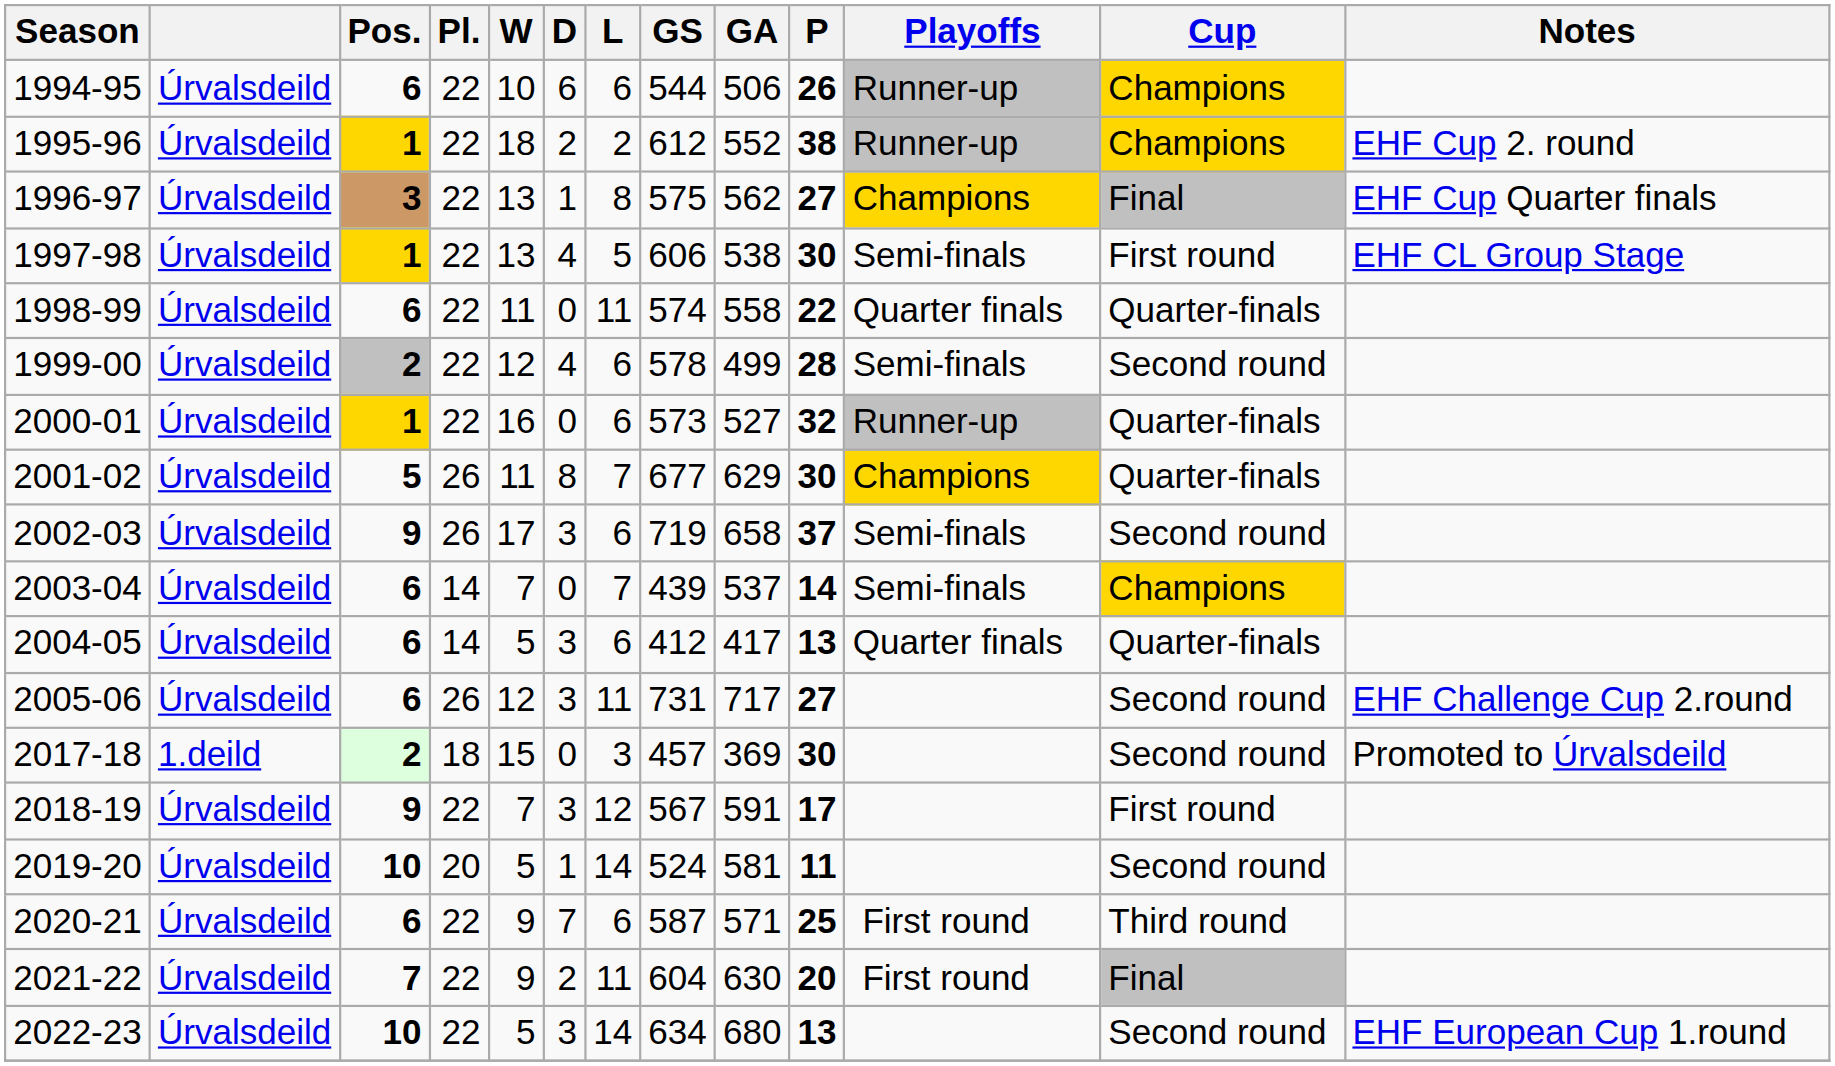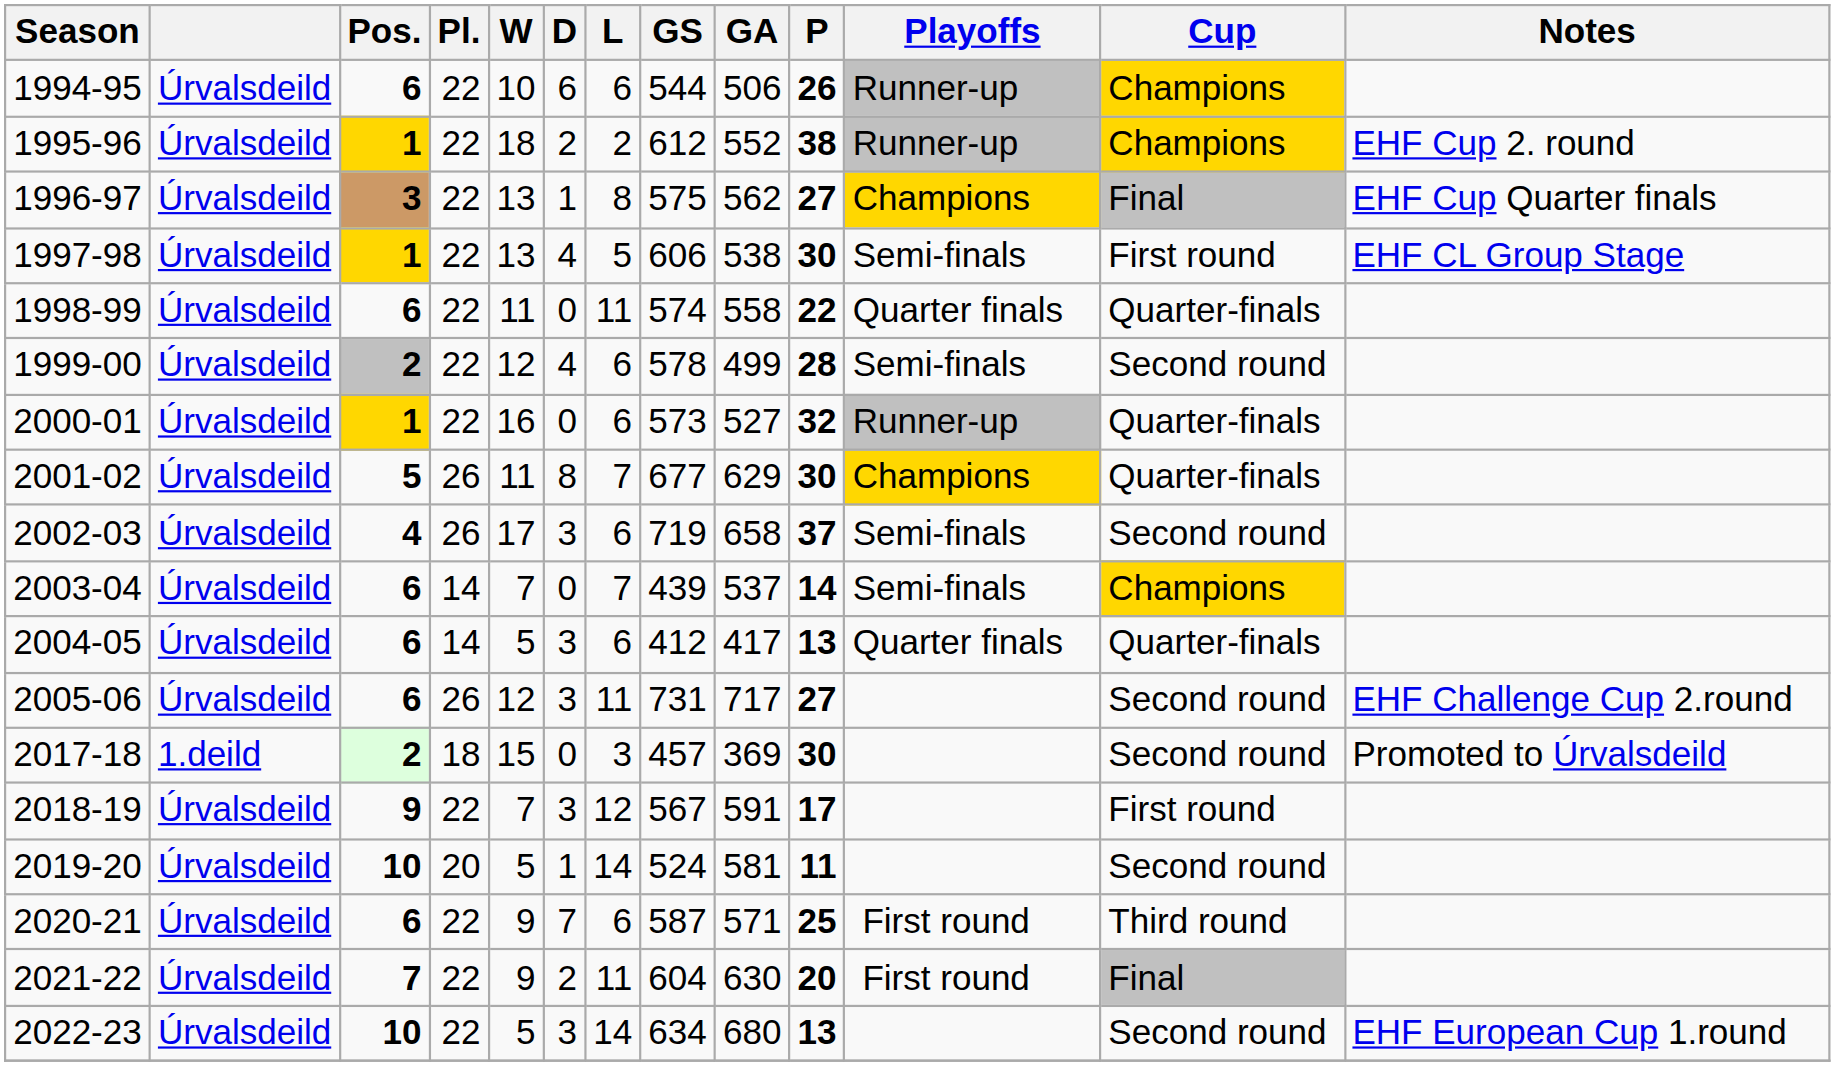(412, 532) 9 -> (412, 532) 4
